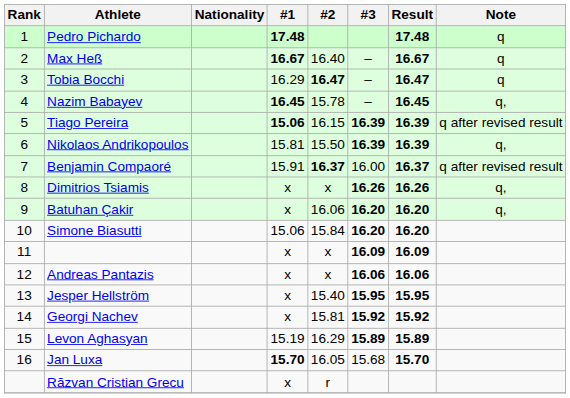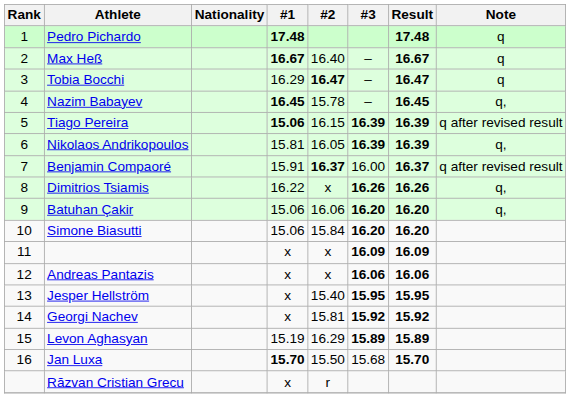(328, 144) 15.50 -> (328, 144) 16.05
(288, 187) x -> (288, 187) 16.22
(288, 209) x -> (288, 209) 15.06
(328, 360) 16.05 -> (328, 360) 15.50
